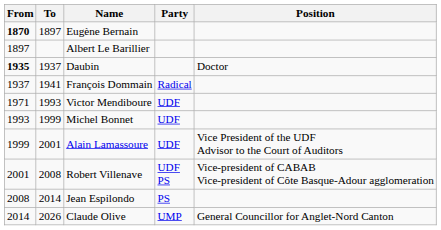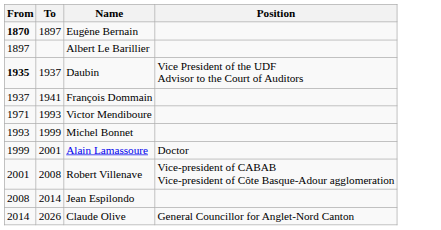- column: (175, 13)
(212, 66) Doctor -> (230, 72) Vice President of the UDF Advisor to the Court of Auditors
(270, 144) Vice President of the UDF Advisor to the Court of Auditors -> (173, 150) Doctor
